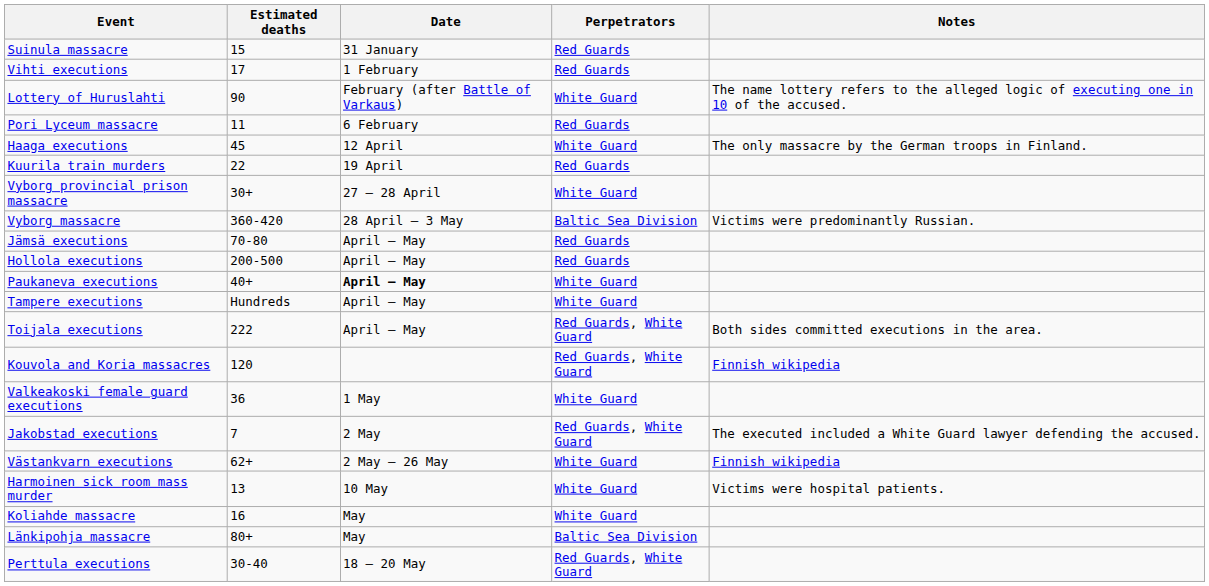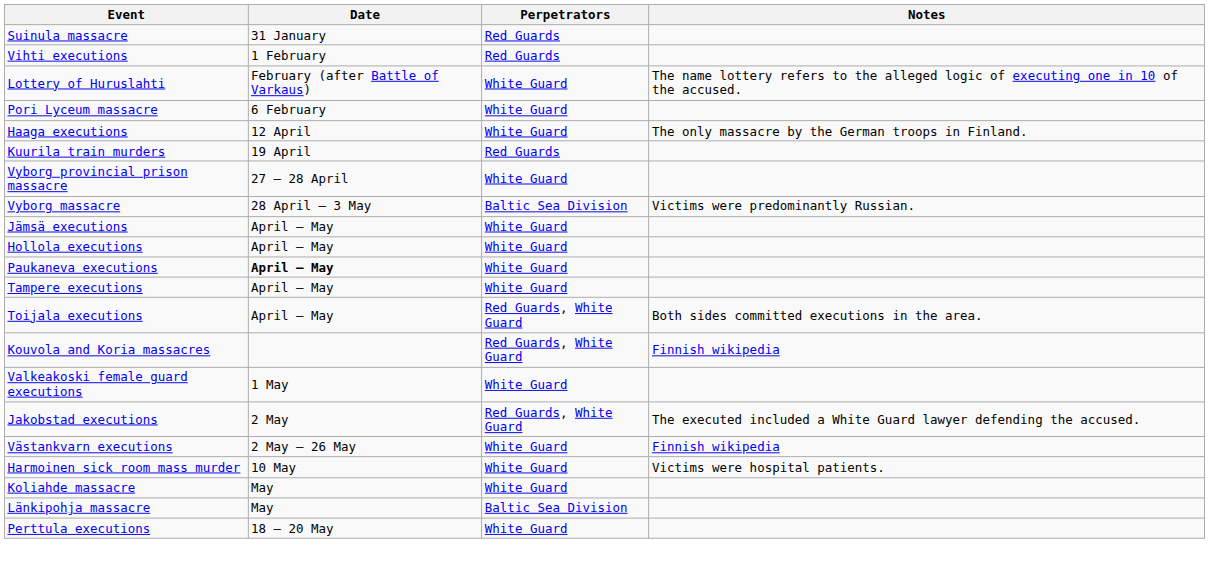- column: (284, 22)
(592, 125) Red Guards -> (526, 110) White Guard
(592, 241) Red Guards -> (526, 227) White Guard
(592, 261) Red Guards -> (526, 247) White Guard
(618, 564) Red Guards, White Guard -> (526, 528) White Guard
